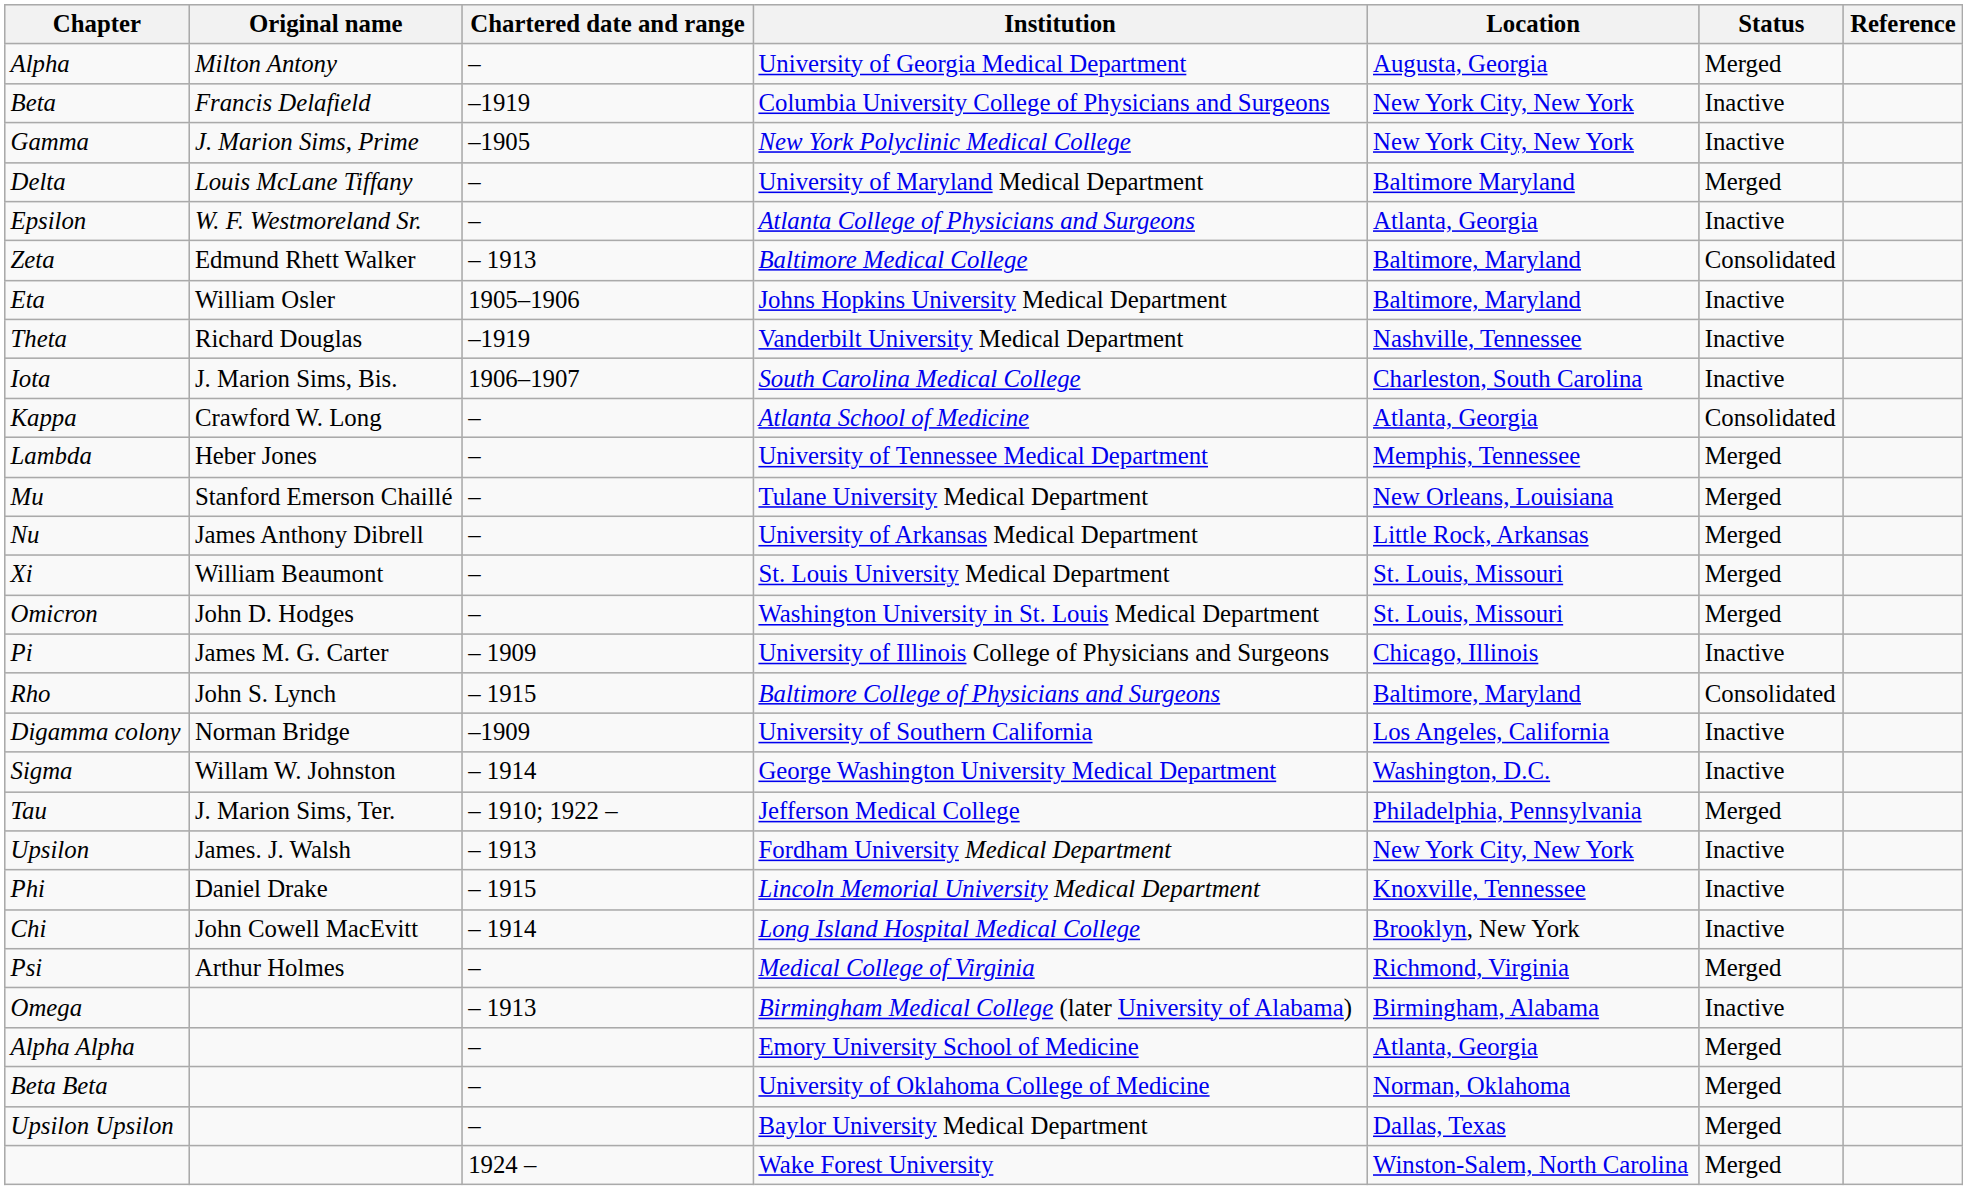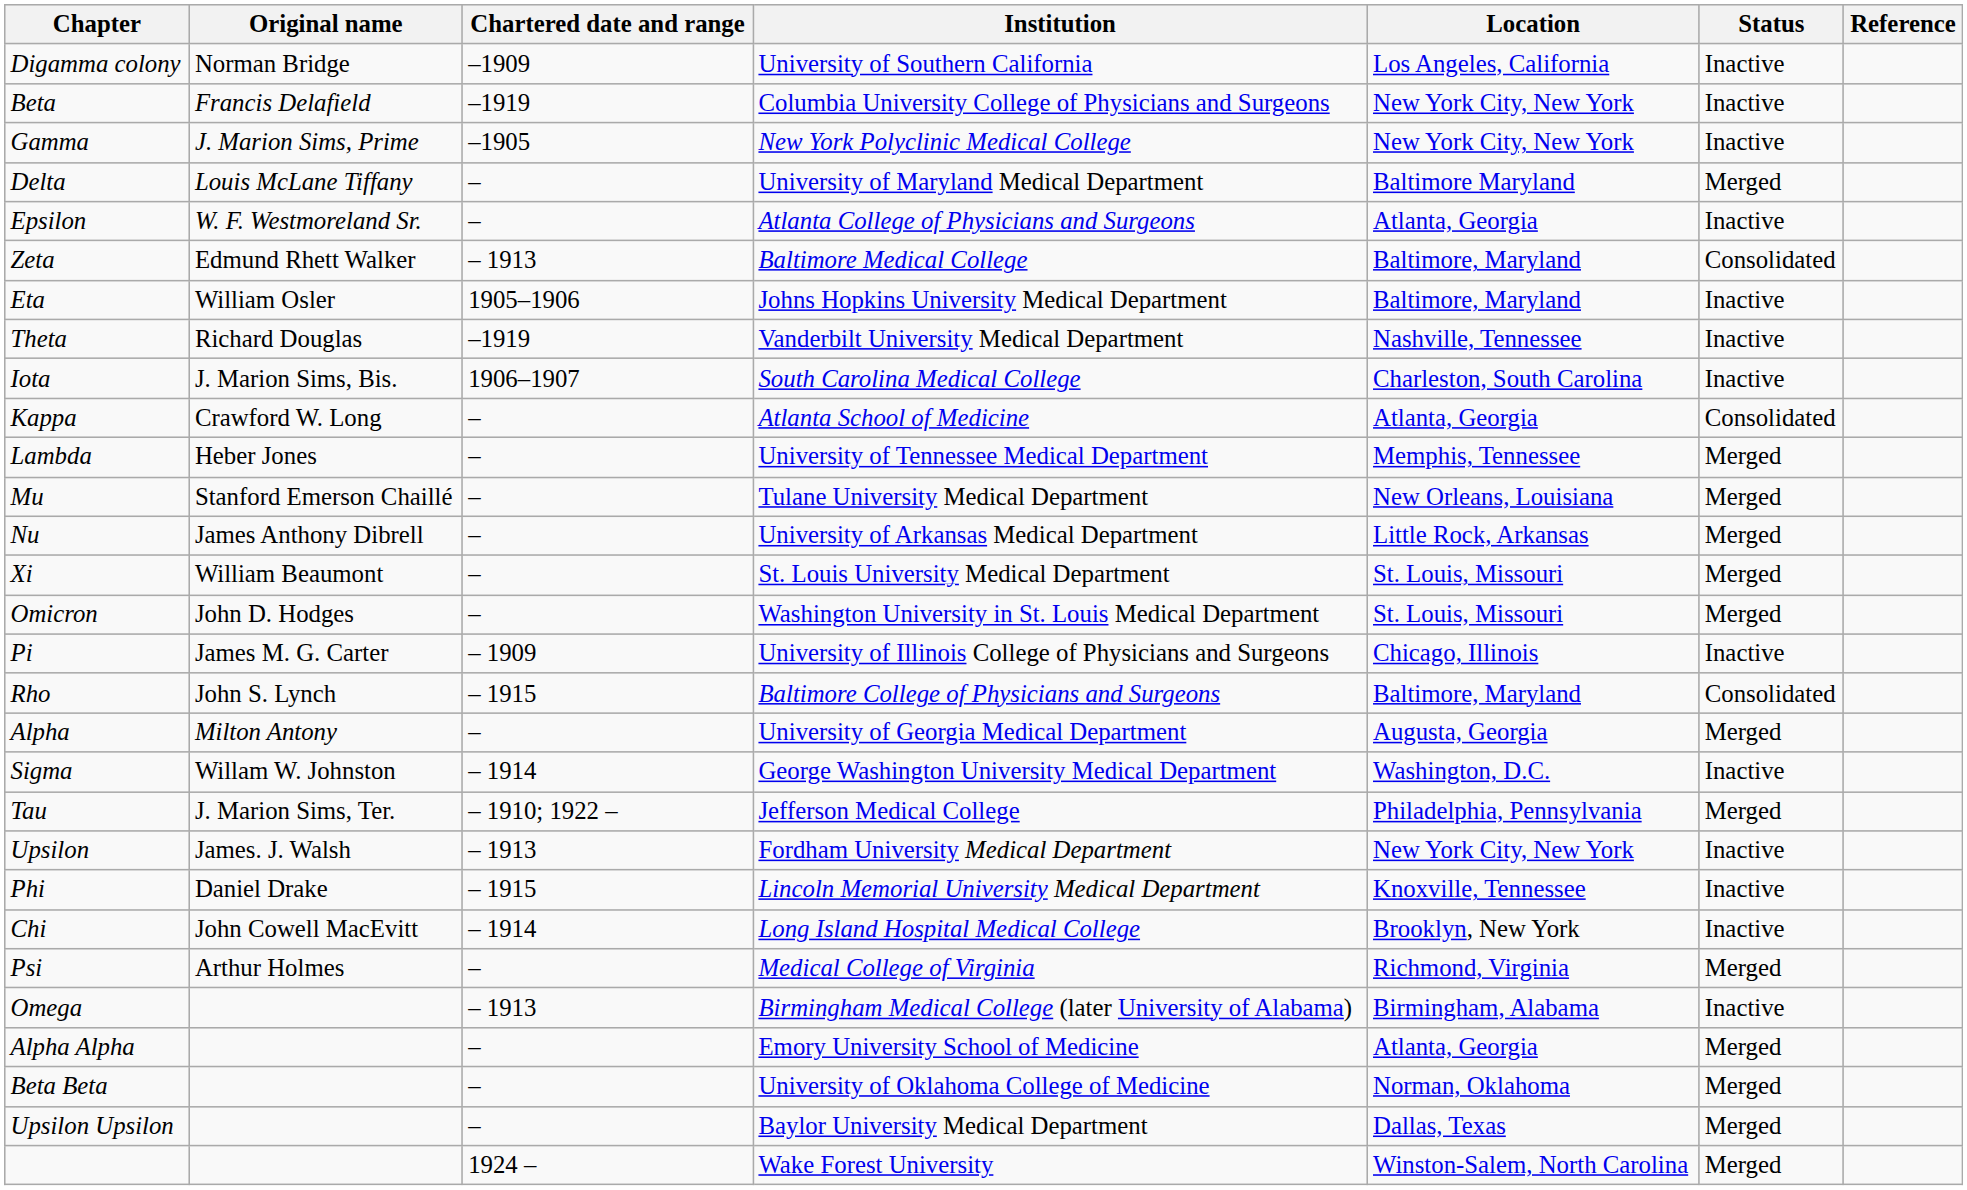rows swapped: (40, 63) <-> (96, 732)
